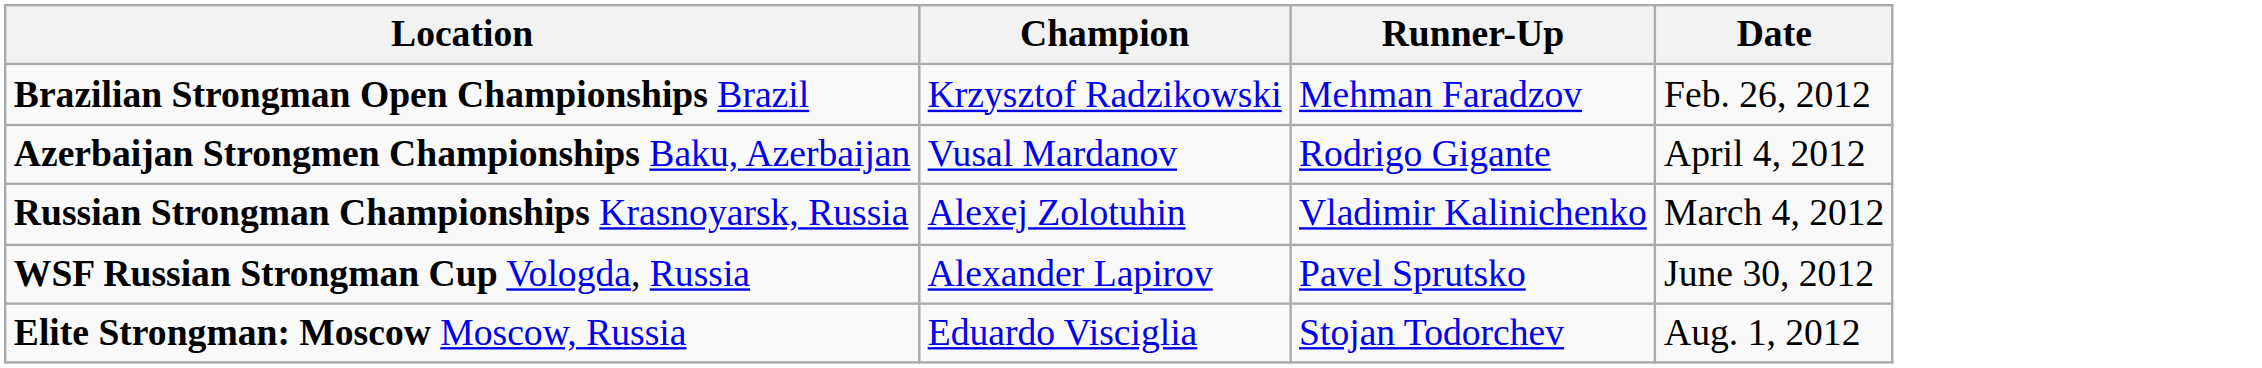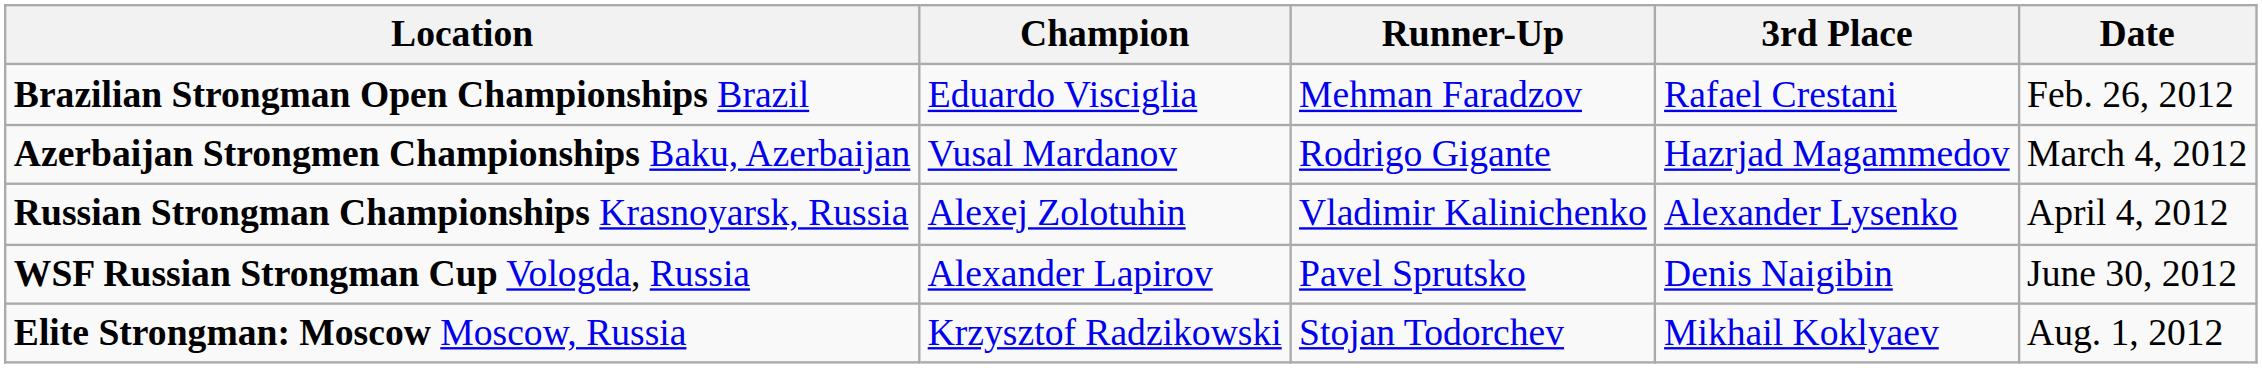+ column: (1837, 34)
(1105, 93) Krzysztof Radzikowski -> (1062, 93) Eduardo Visciglia
(1765, 153) April 4, 2012 -> (2137, 153) March 4, 2012
(1774, 213) March 4, 2012 -> (2128, 213) April 4, 2012
(1062, 332) Eduardo Visciglia -> (1105, 332) Krzysztof Radzikowski
